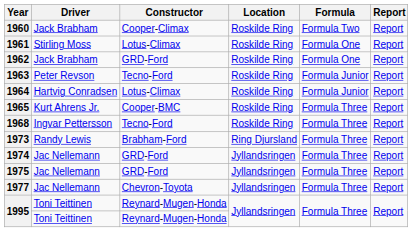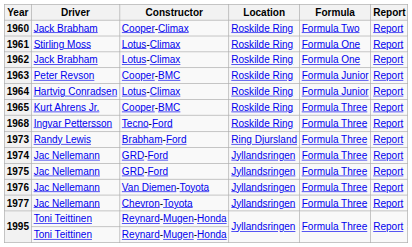(145, 60) GRD-Ford -> (151, 60) Lotus-Climax
(147, 76) Tecno-Ford -> (151, 76) Cooper-BMC
+ row: (18, 187)
